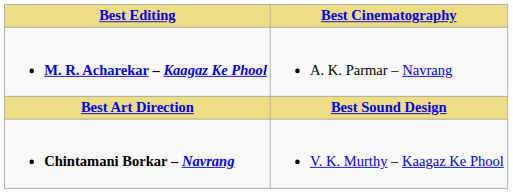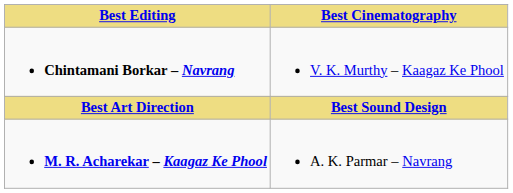rows swapped: (137, 162) <-> (137, 70)
